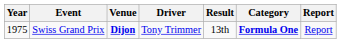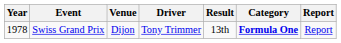(17, 30) 1975 -> (17, 30) 1978
(123, 30) bold -> (123, 30) normal
